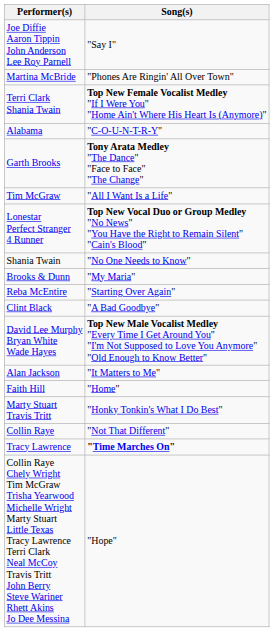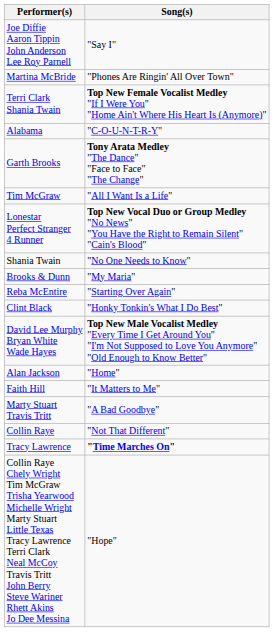(123, 308) "A Bad Goodbye" -> (155, 308) "Honky Tonkin's What I Do Best"
(124, 373) "It Matters to Me" -> (103, 373) "Home"
(103, 388) "Home" -> (124, 388) "It Matters to Me"
(155, 410) "Honky Tonkin's What I Do Best" -> (123, 410) "A Bad Goodbye"
